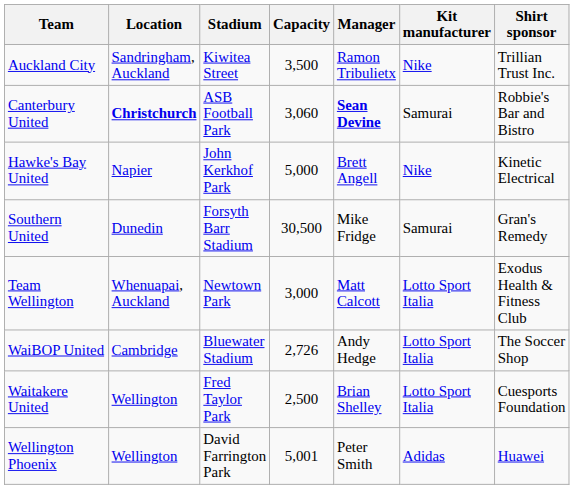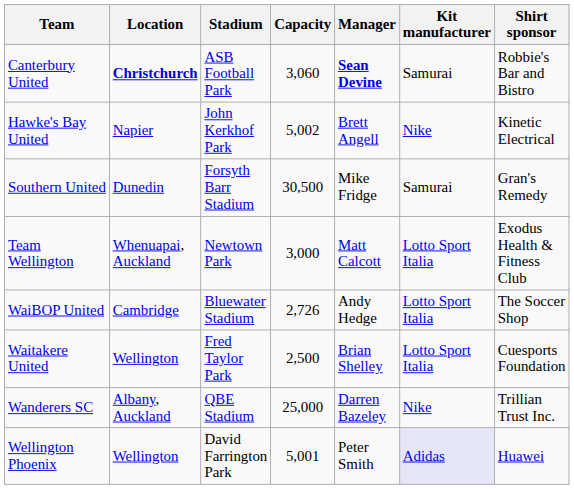- row: (51, 65)
(302, 170) 5,000 -> (303, 130) 5,002
+ row: (50, 407)
(424, 456) no background -> (424, 456) lavender background
